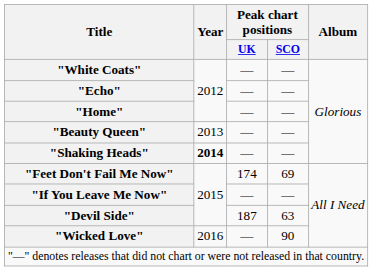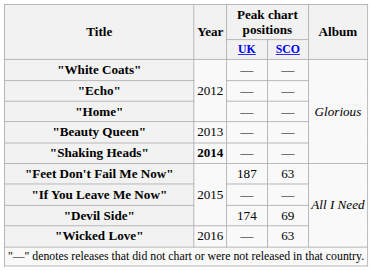(247, 173) 174 -> (247, 173) 187
(288, 173) 69 -> (288, 173) 63
(247, 215) 187 -> (247, 215) 174
(288, 215) 63 -> (288, 215) 69
(288, 236) 90 -> (288, 236) 63
